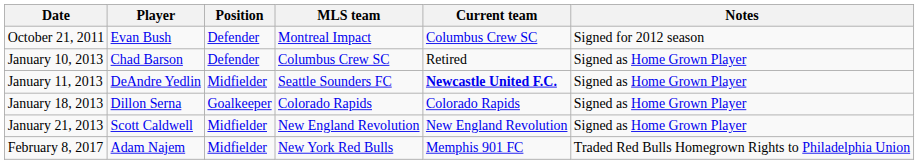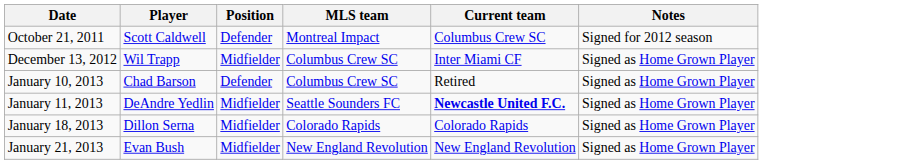(141, 37) Evan Bush -> (165, 37) Scott Caldwell
+ row: (62, 59)
(240, 103) Goalkeeper -> (250, 125) Midfielder
(152, 125) Scott Caldwell -> (154, 147) Evan Bush
- row: (55, 147)
